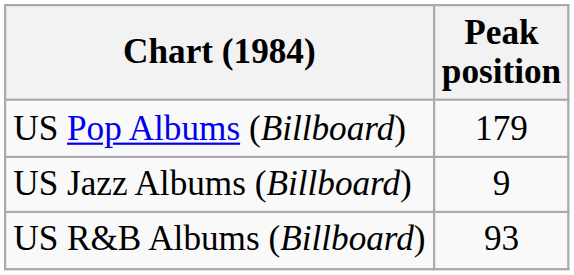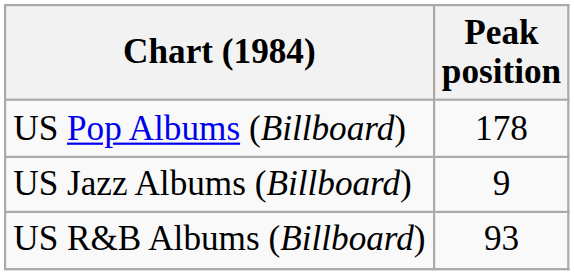(501, 127) 179 -> (501, 127) 178
